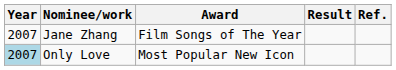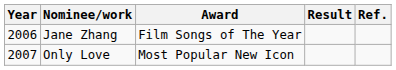(22, 35) 2007 -> (22, 35) 2006
(22, 55) lightblue background -> (22, 55) no background
